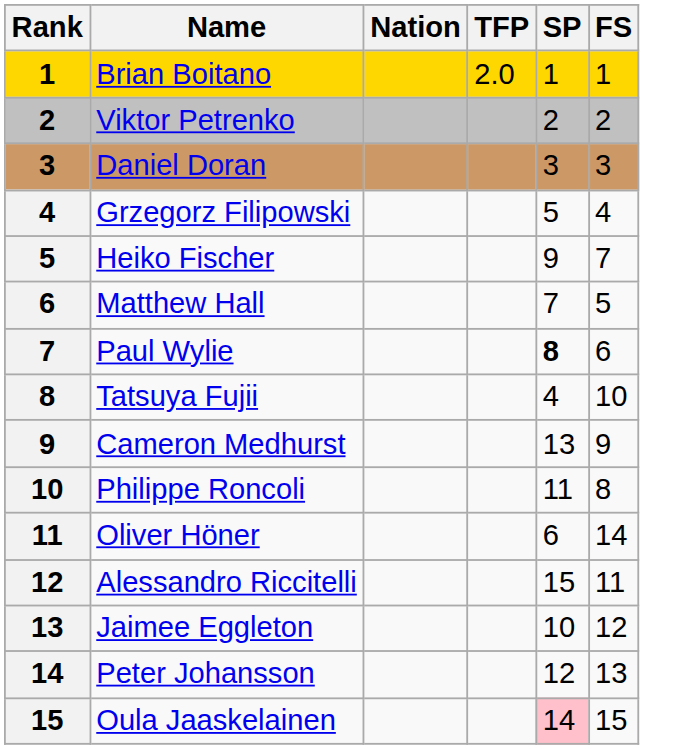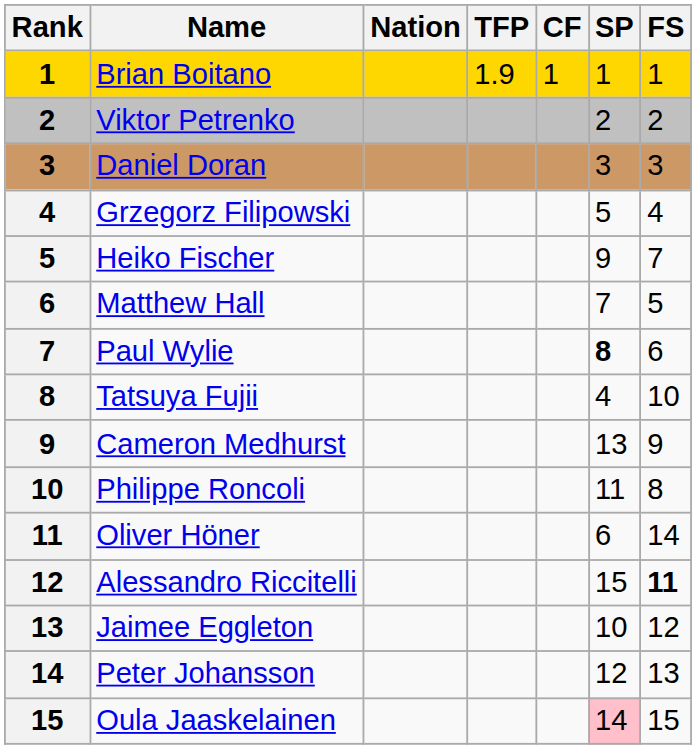+ column: (562, 27)
(495, 73) 2.0 -> (495, 73) 1.9
(610, 581) normal -> (663, 581) bold
